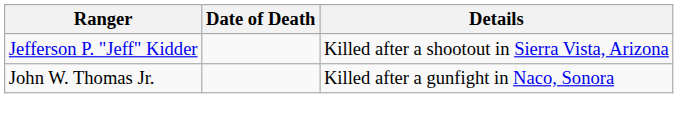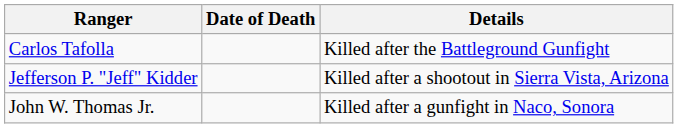+ row: (61, 48)
